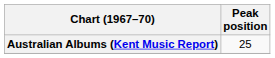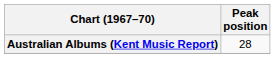(245, 44) 25 -> (245, 44) 28
